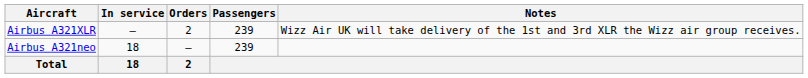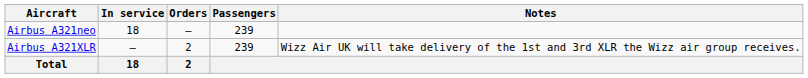rows swapped: (52, 47) <-> (52, 30)
